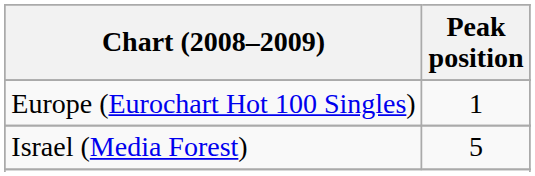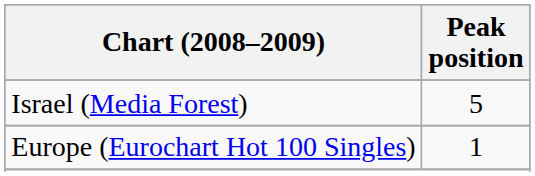rows swapped: (214, 102) <-> (130, 147)
